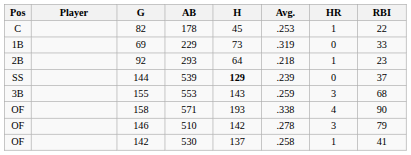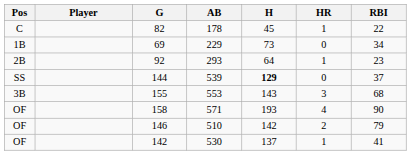- column: (285, 12)
(382, 45) 33 -> (379, 45) 34
(334, 126) 3 -> (324, 126) 2
